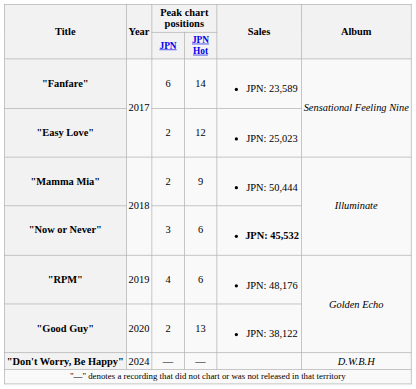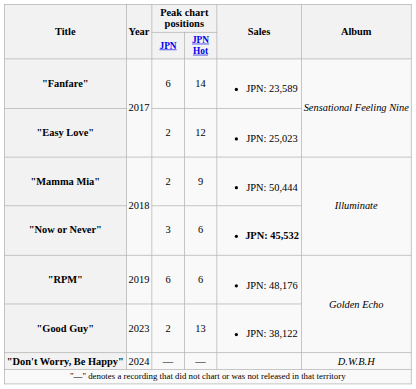(168, 279) 4 -> (168, 279) 6
(139, 328) 2020 -> (139, 328) 2023
